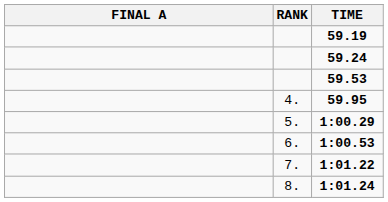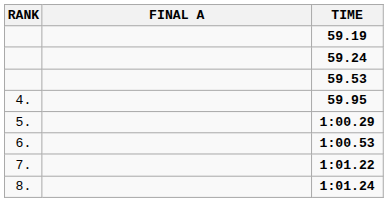columns swapped: (292, 15) <-> (139, 15)
